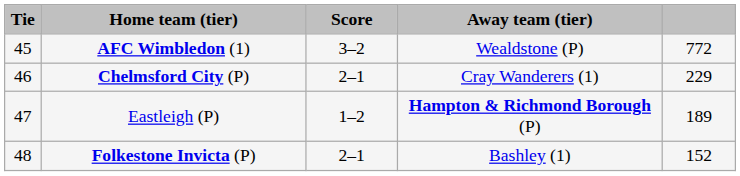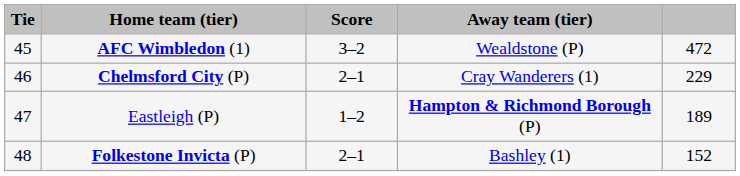(699, 48) 772 -> (699, 48) 472
